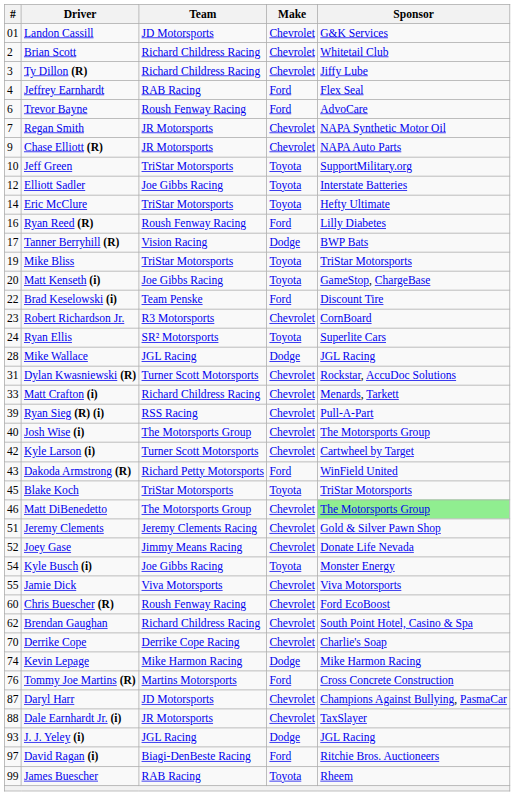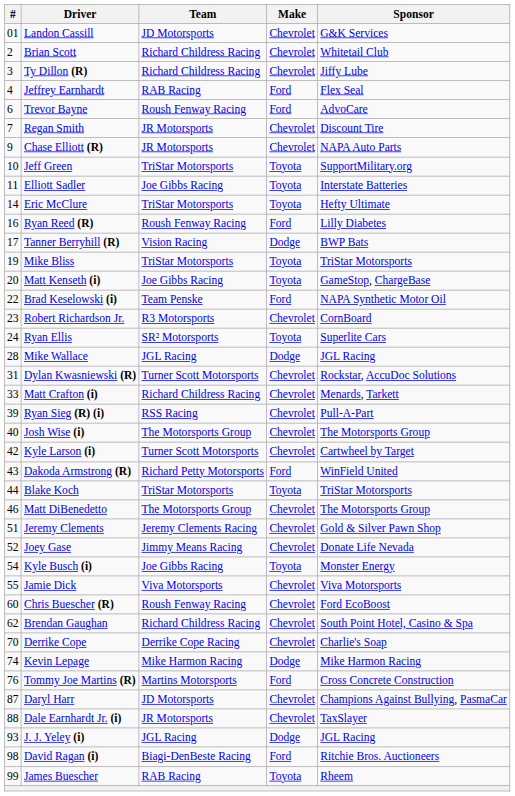(383, 128) NAPA Synthetic Motor Oil -> (352, 128) Discount Tire
(13, 185) 12 -> (13, 185) 11
(352, 299) Discount Tire -> (383, 299) NAPA Synthetic Motor Oil
(13, 490) 45 -> (13, 490) 44
(375, 509) lightgreen background -> (375, 509) no background
(13, 757) 97 -> (13, 757) 98
